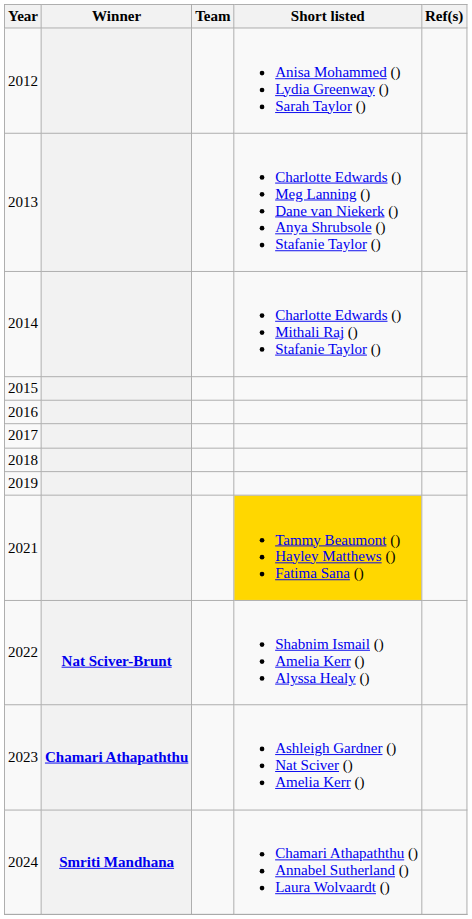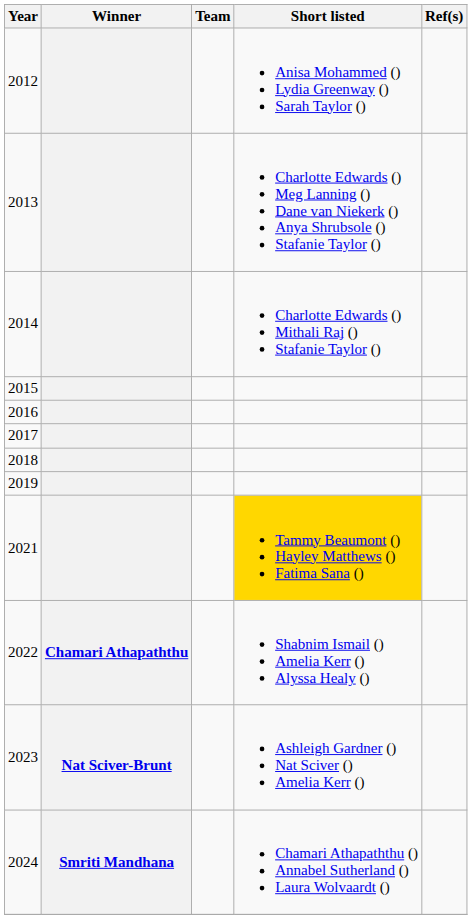(117, 661) Nat Sciver-Brunt -> (117, 652) Chamari Athapaththu
(117, 757) Chamari Athapaththu -> (117, 765) Nat Sciver-Brunt
